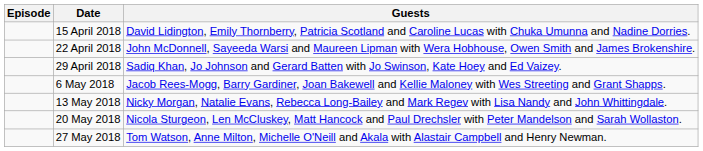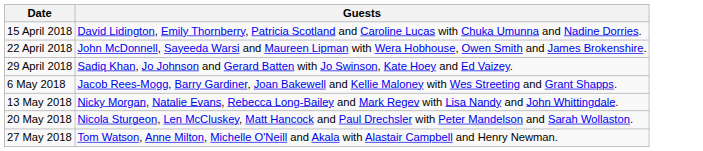- column: (29, 13)
